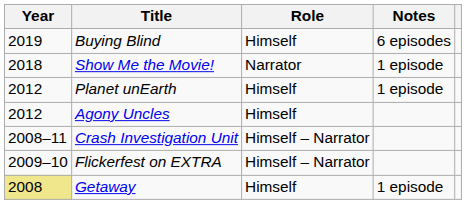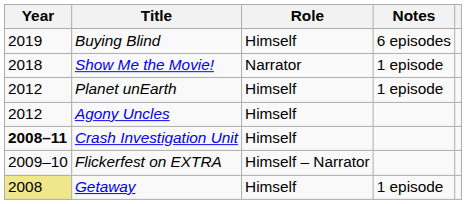(37, 138) normal -> (37, 138) bold
(307, 138) Himself – Narrator -> (271, 138) Himself
